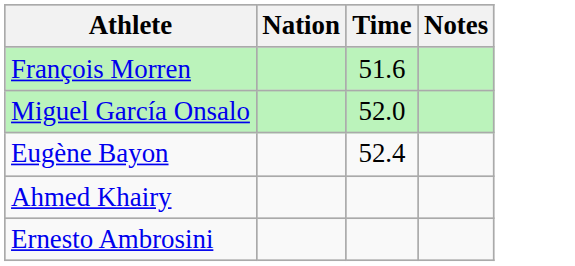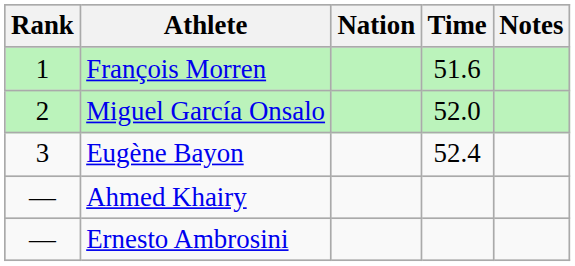+ column: (42, 25)
